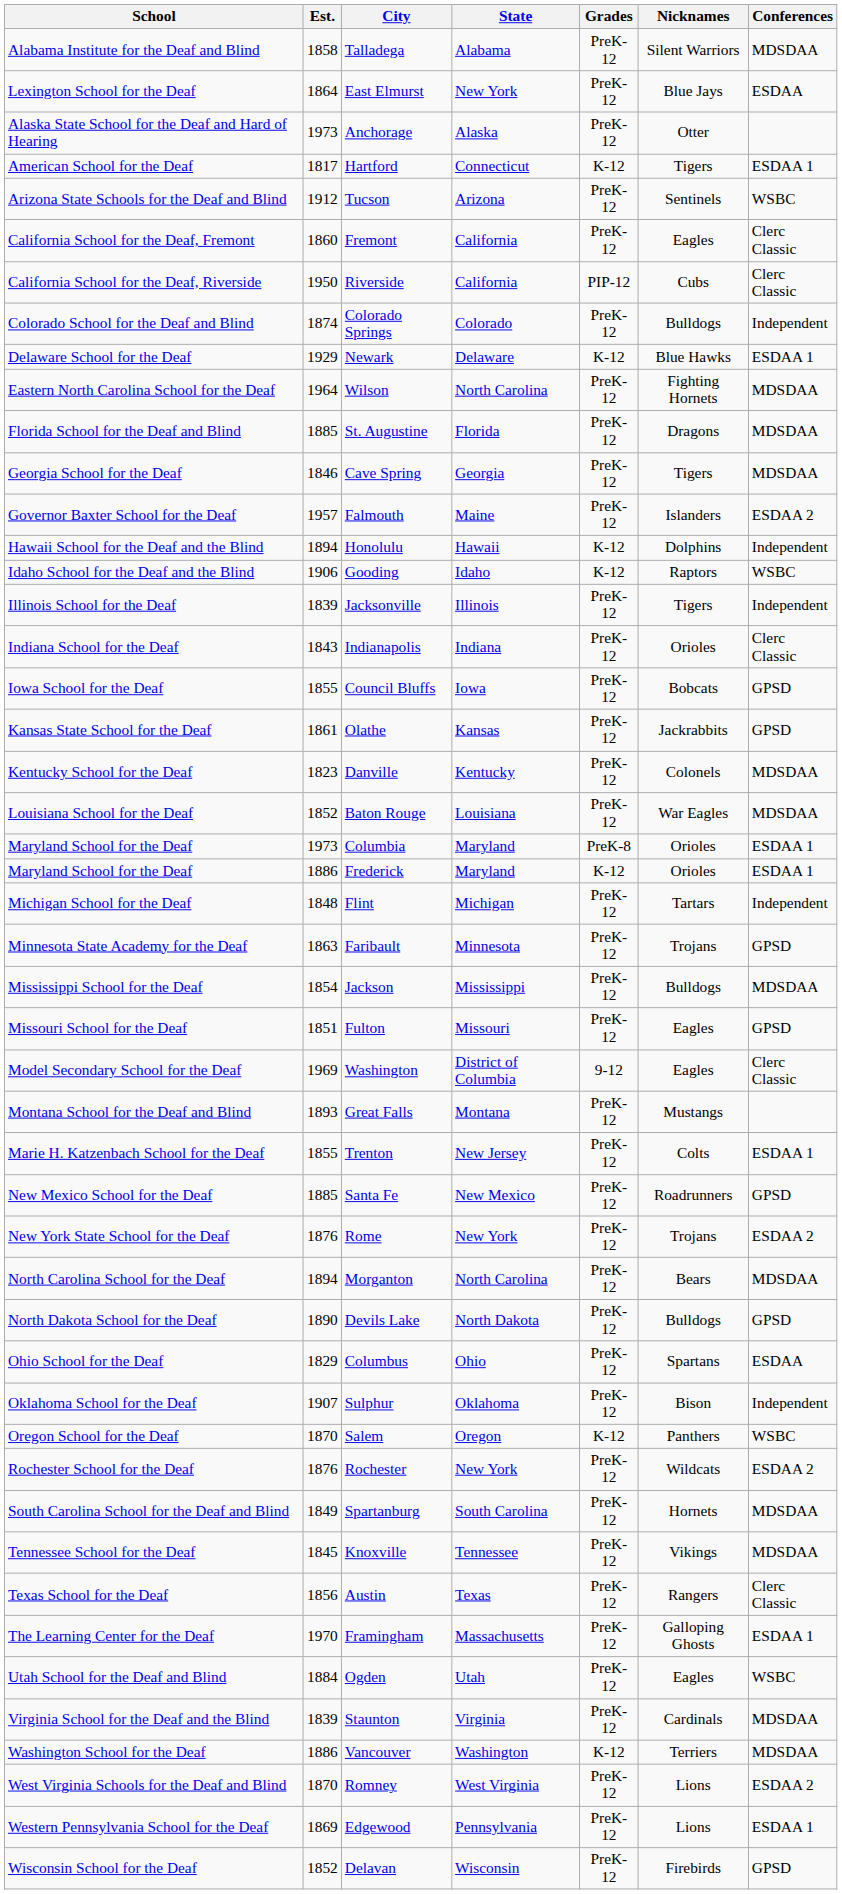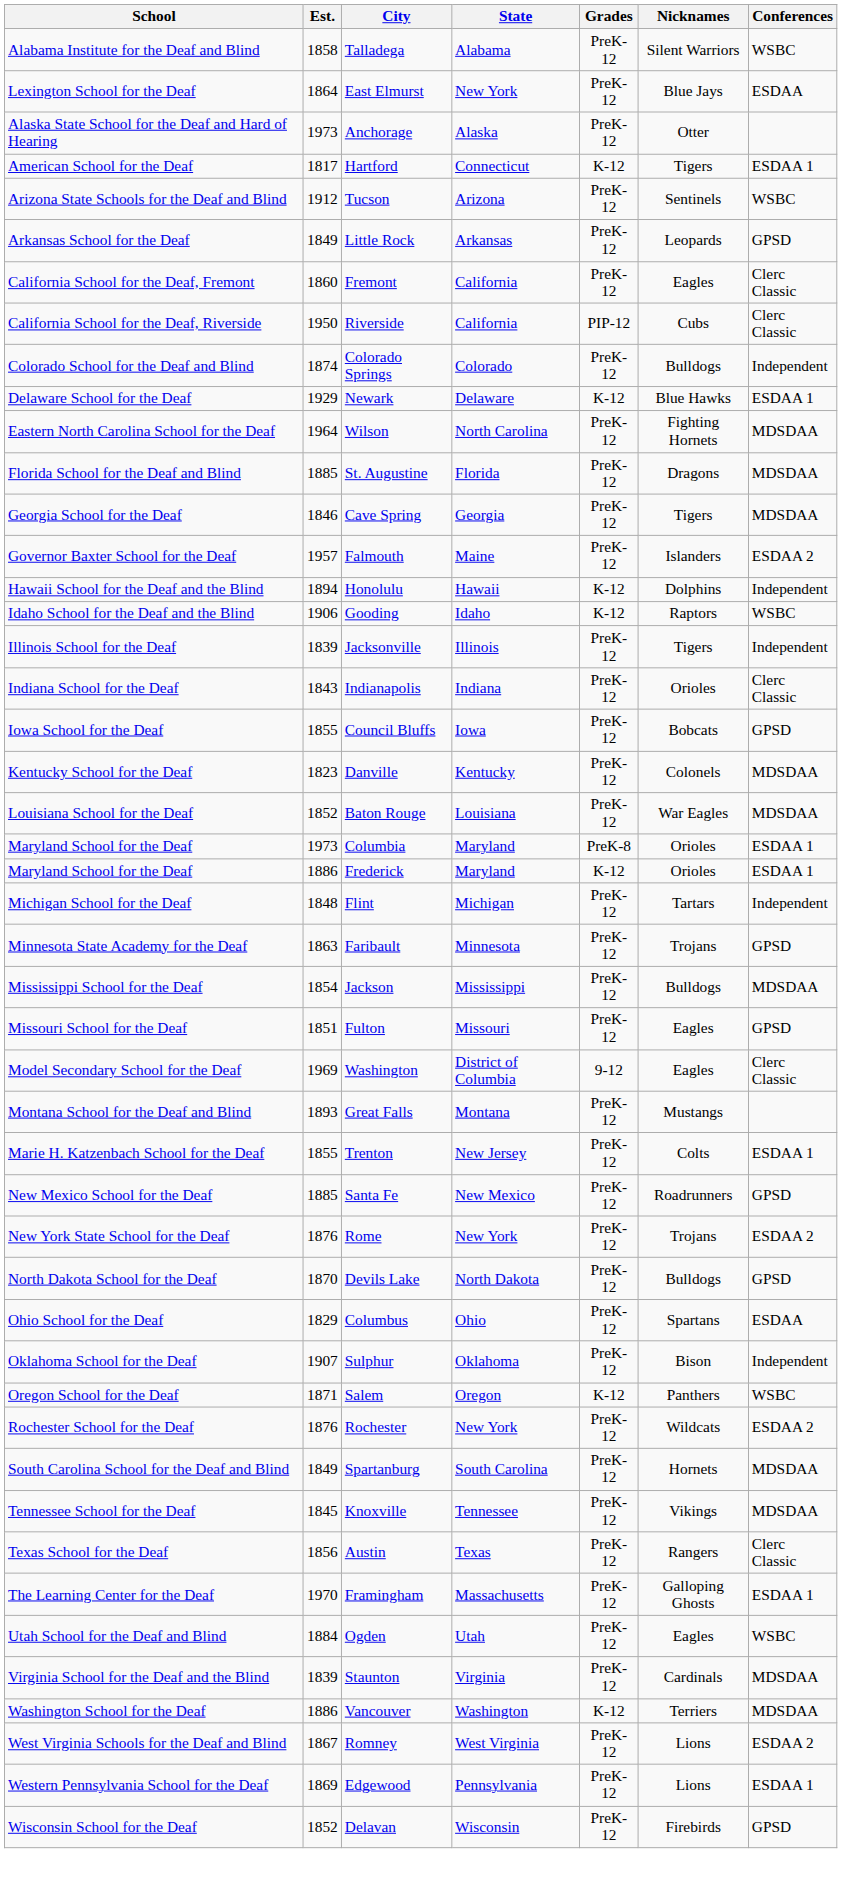(785, 49) MDSDAA -> (774, 49) WSBC
+ row: (380, 240)
- row: (365, 730)
- row: (379, 1278)
(322, 1320) 1890 -> (322, 1278) 1870
(322, 1436) 1870 -> (322, 1394) 1871
(322, 1785) 1870 -> (322, 1743) 1867
